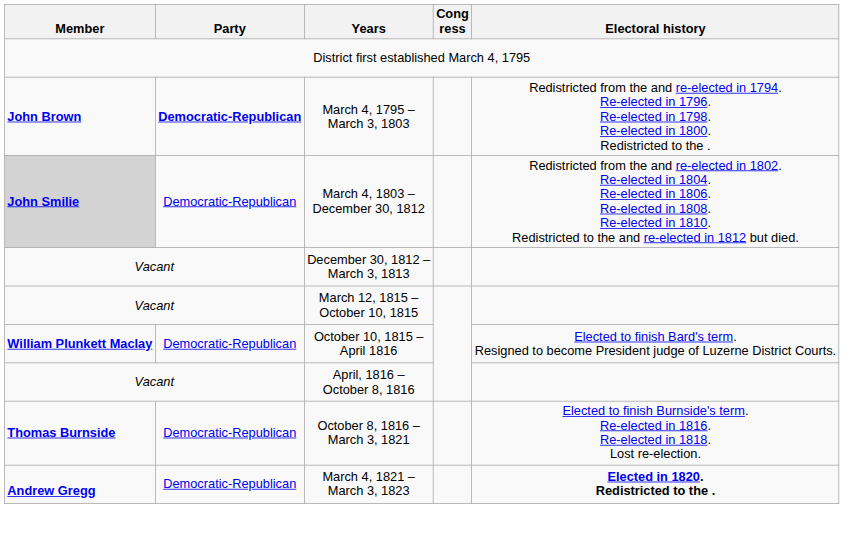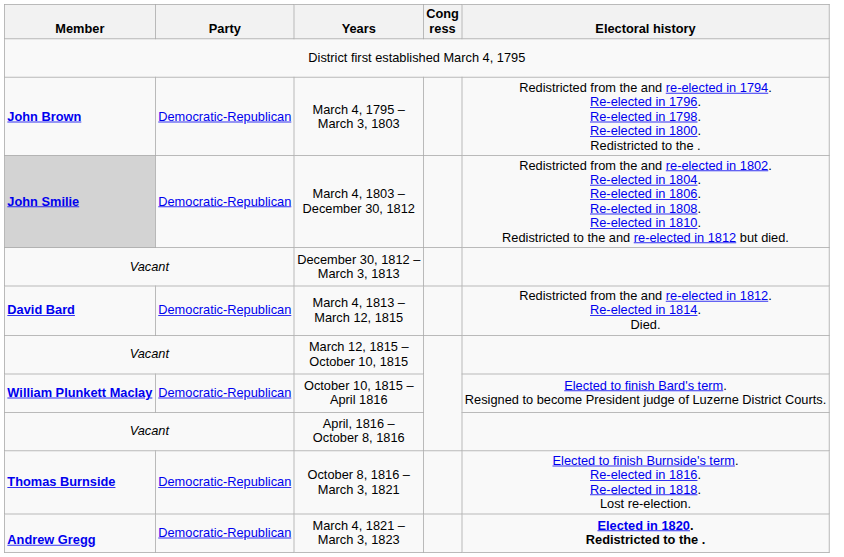(230, 116) bold -> (225, 116) normal
+ row: (359, 310)
